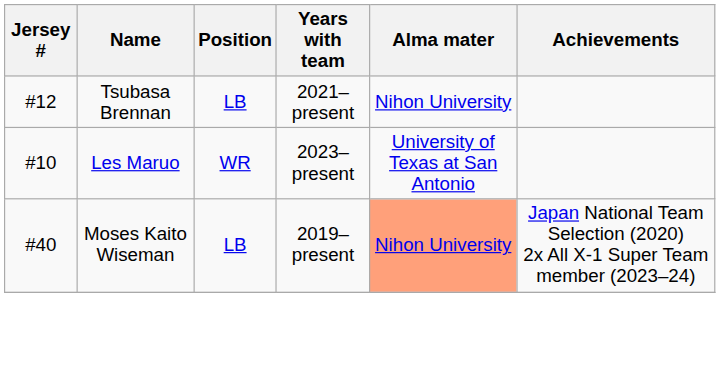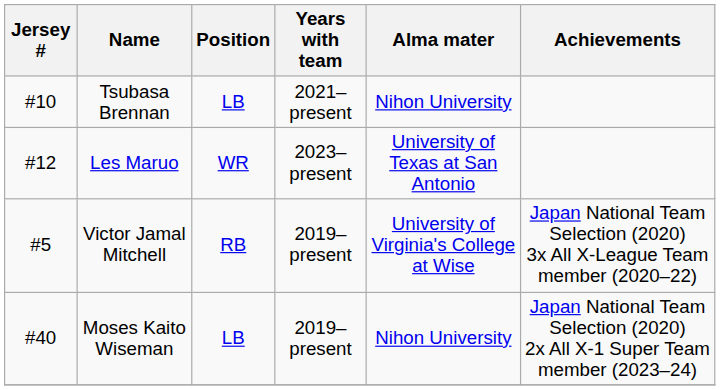(41, 101) #12 -> (41, 101) #10
(41, 162) #10 -> (41, 162) #12
+ row: (134, 245)
(443, 245) lightsalmon background -> (443, 338) no background
